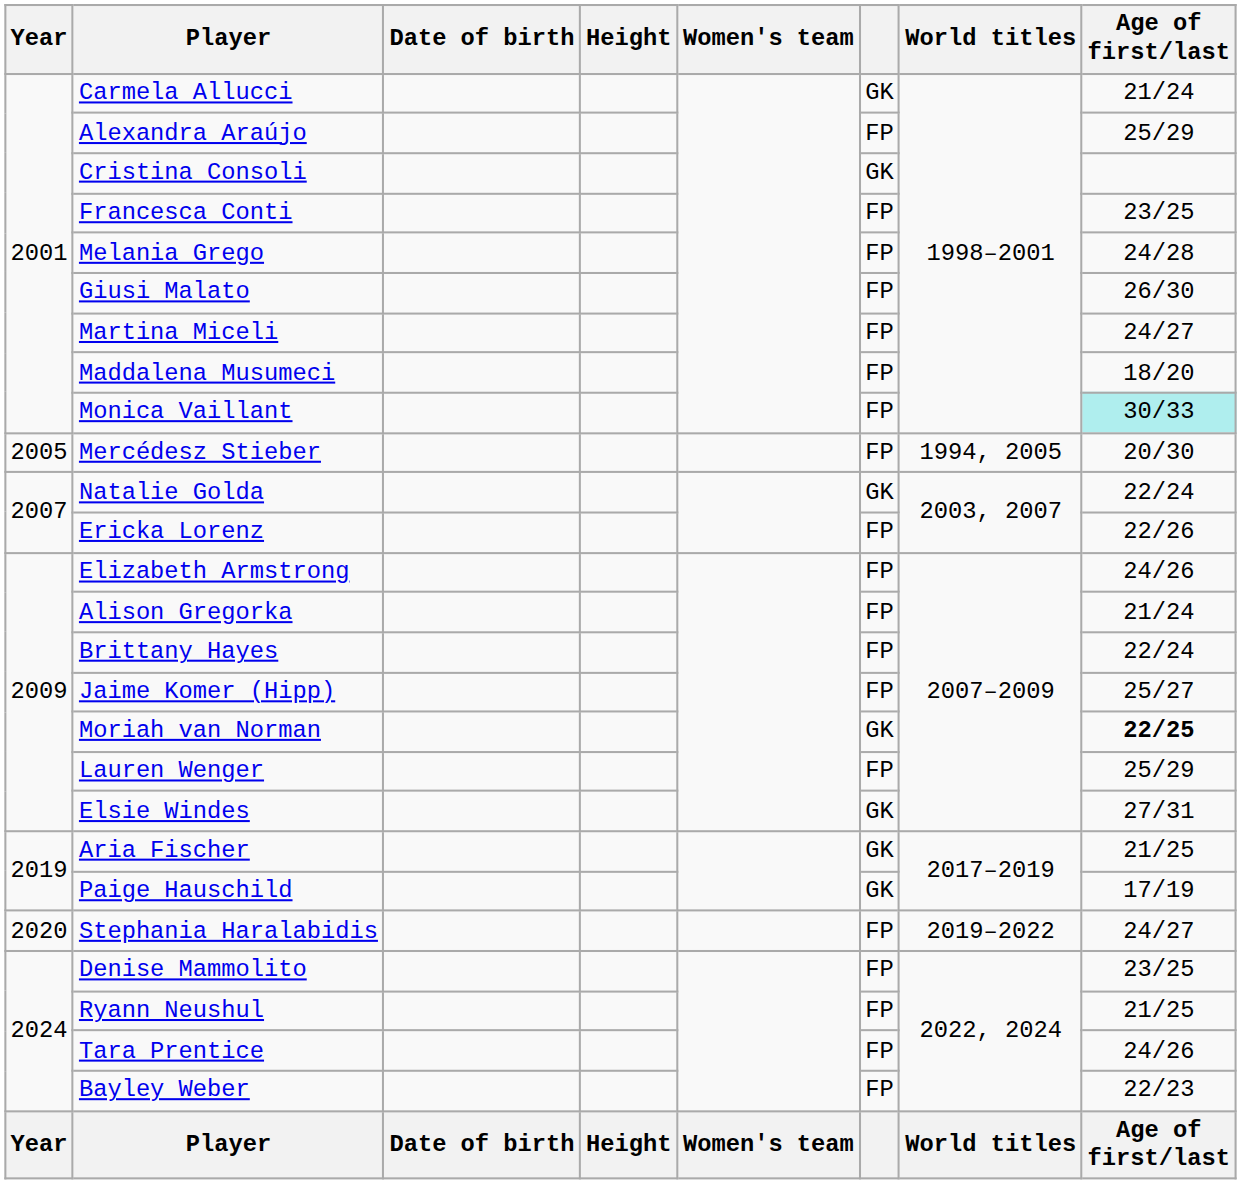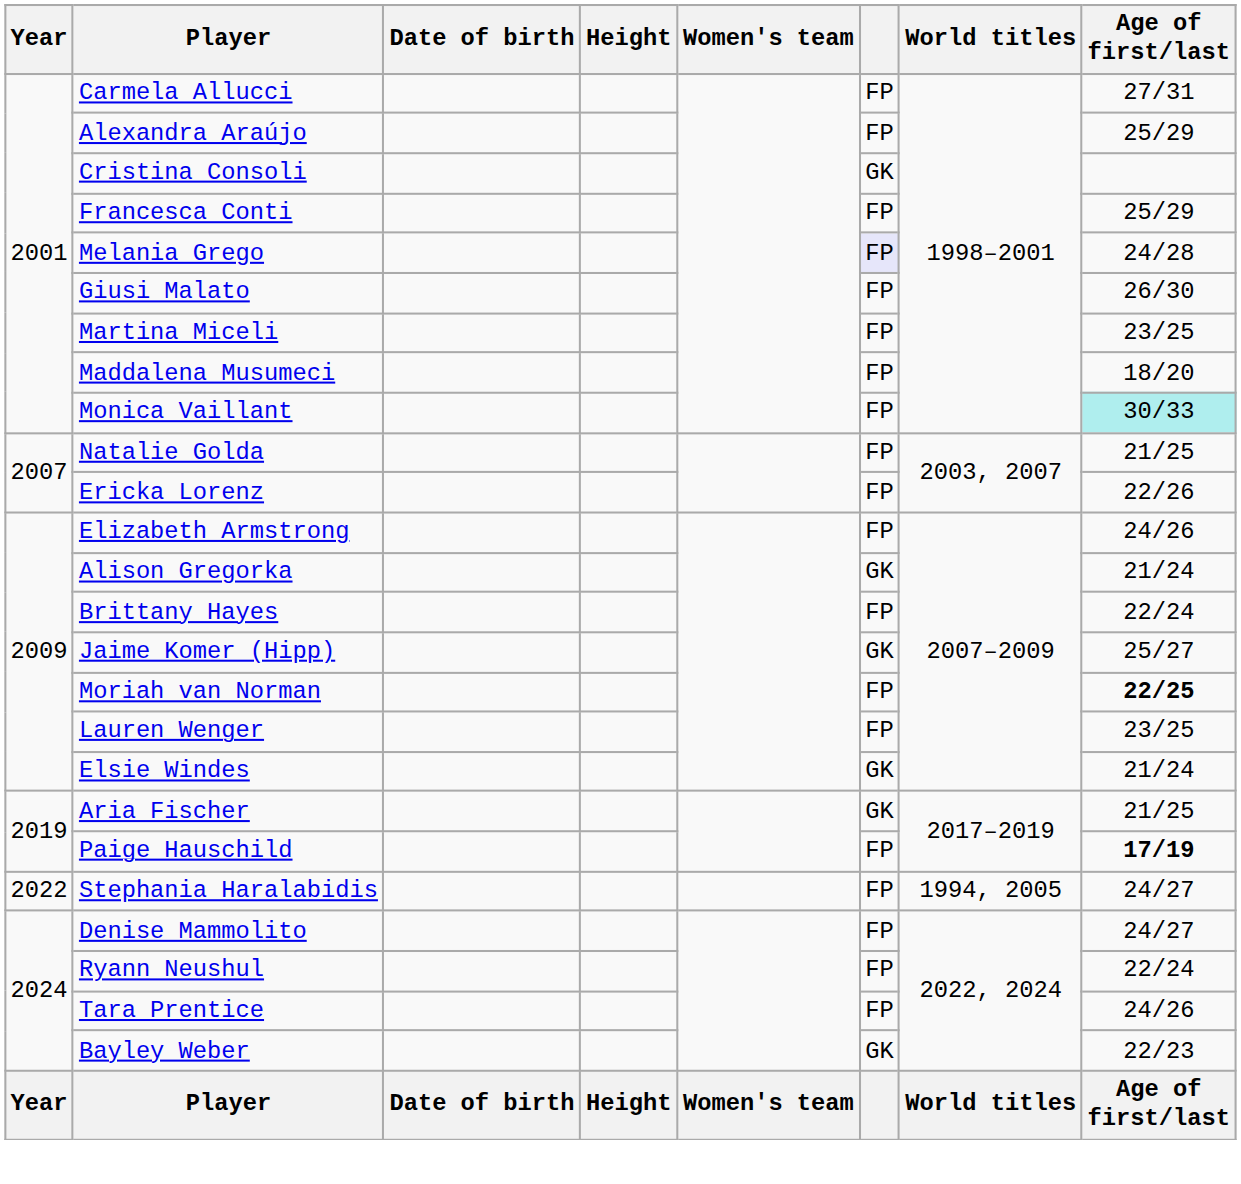(880, 93) GK -> (880, 93) FP
(1159, 93) 21/24 -> (1159, 93) 27/31
(1159, 213) 23/25 -> (1159, 213) 25/29
(880, 253) no background -> (880, 253) lavender background
(1159, 332) 24/27 -> (1159, 332) 23/25
- row: (200, 452)
(880, 492) GK -> (880, 452) FP
(1159, 492) 22/24 -> (1159, 452) 21/25
(880, 612) FP -> (880, 572) GK
(880, 692) FP -> (880, 652) GK
(880, 731) GK -> (880, 692) FP
(1159, 771) 25/29 -> (1159, 731) 23/25
(1159, 811) 27/31 -> (1159, 771) 21/24
(880, 891) GK -> (880, 851) FP
(1159, 891) normal -> (1159, 851) bold
(39, 931) 2020 -> (39, 891) 2022
(991, 931) 2019–2022 -> (991, 891) 1994, 2005
(1159, 971) 23/25 -> (1159, 931) 24/27
(1159, 1011) 21/25 -> (1159, 971) 22/24
(880, 1091) FP -> (880, 1051) GK
